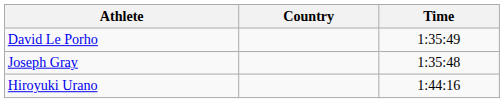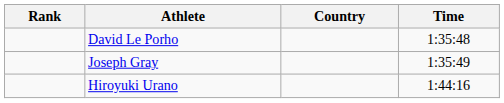+ column: (45, 16)
(439, 39) 1:35:49 -> (448, 39) 1:35:48
(439, 63) 1:35:48 -> (448, 63) 1:35:49
